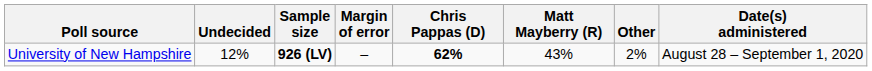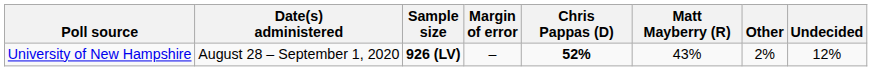columns swapped: (763, 24) <-> (235, 32)
(448, 55) 62% -> (576, 55) 52%
